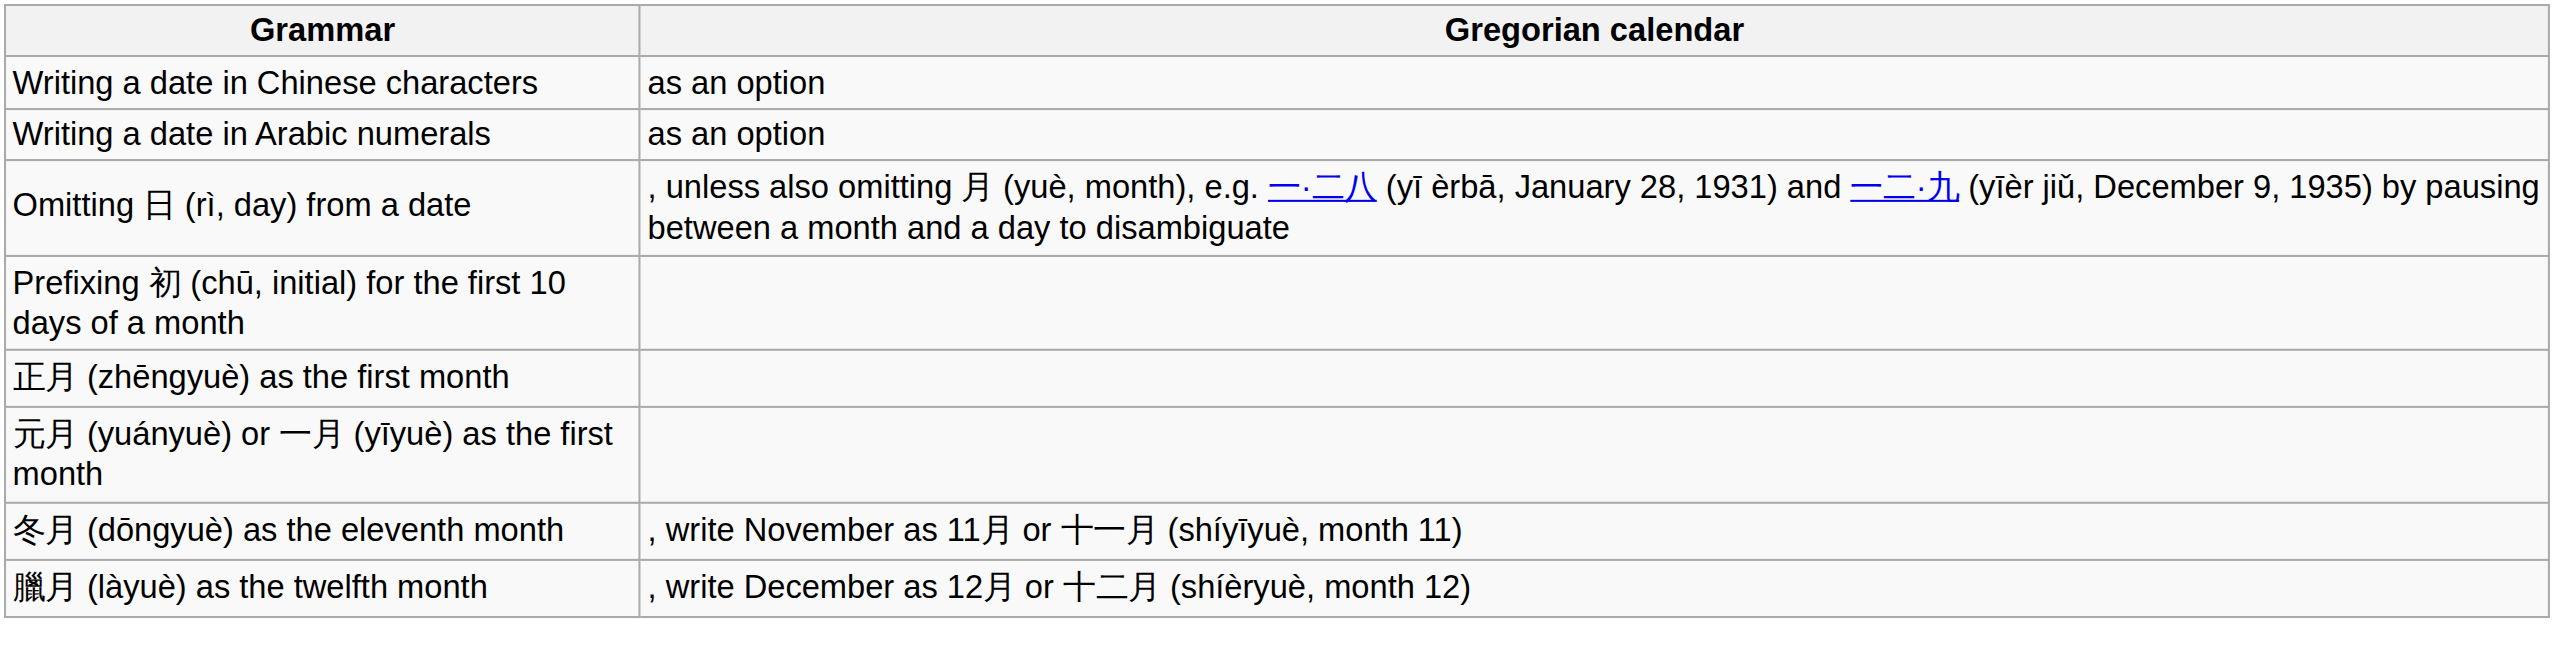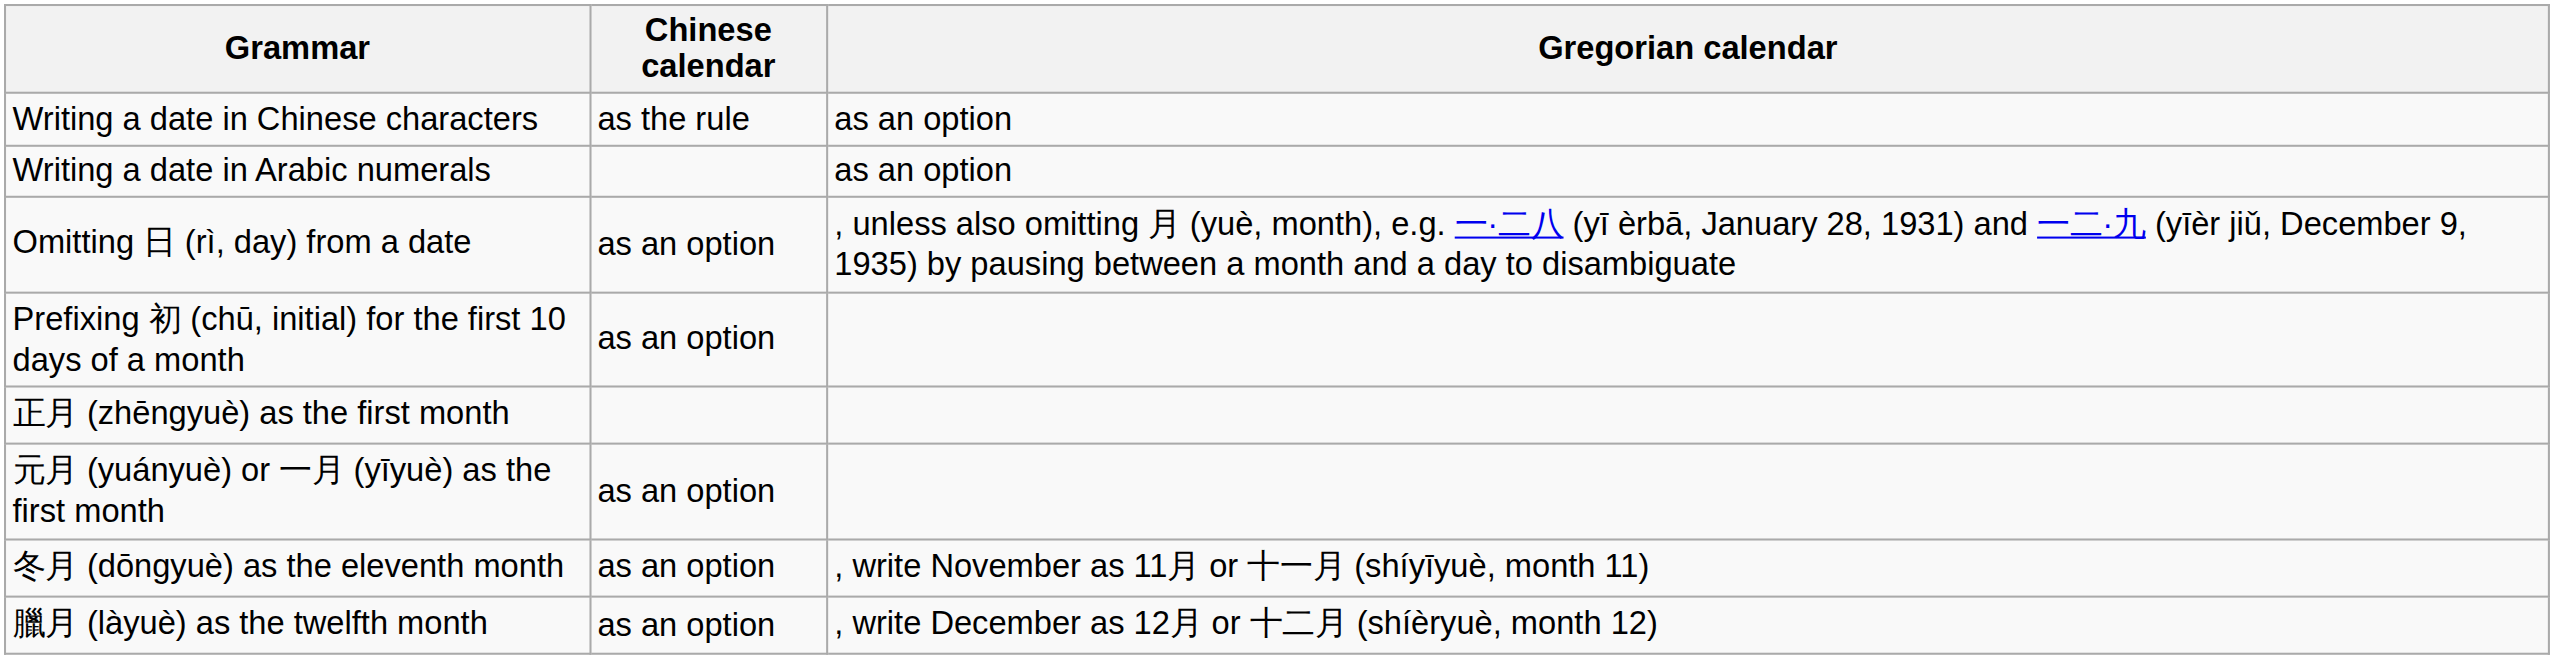+ column: (708, 48)
